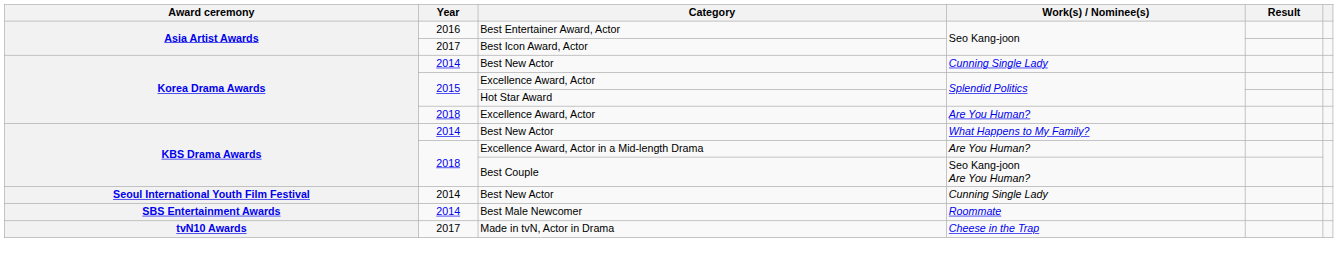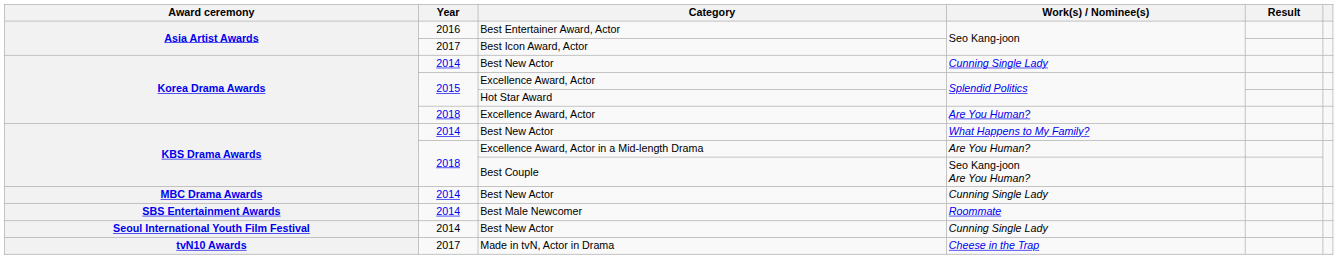+ row: (211, 195)
rows swapped: (211, 212) <-> (211, 195)
